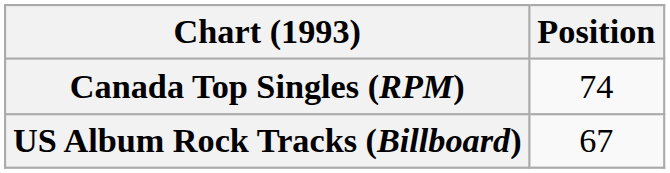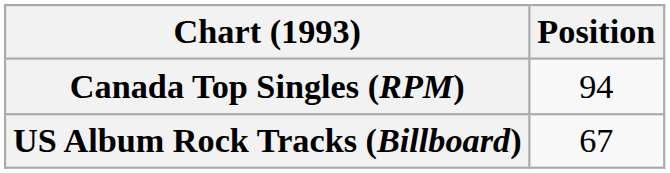(596, 85) 74 -> (596, 85) 94
